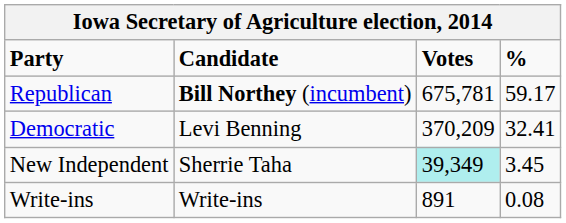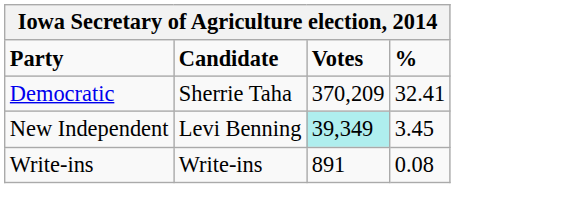- row: (61, 93)
(240, 128) Levi Benning -> (235, 93) Sherrie Taha
(235, 164) Sherrie Taha -> (240, 128) Levi Benning
